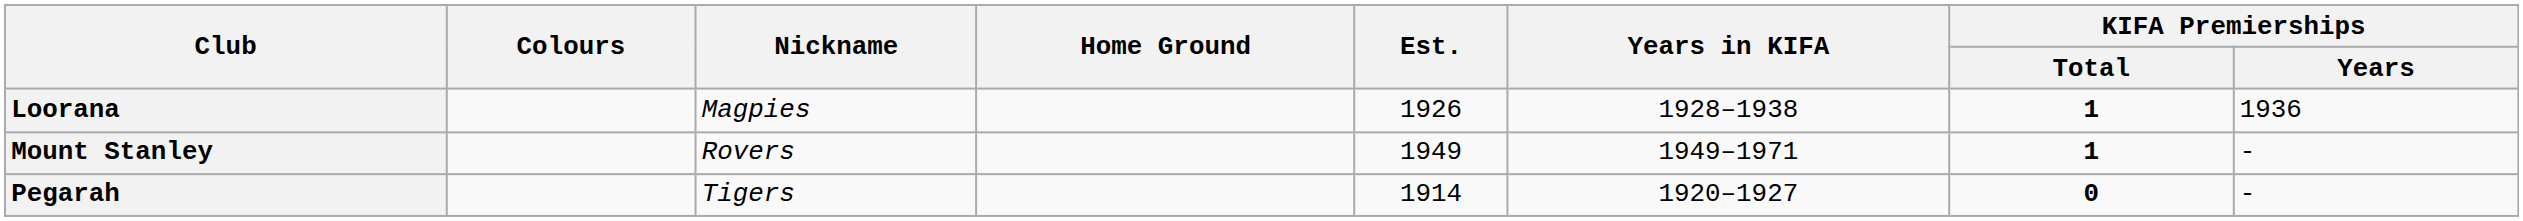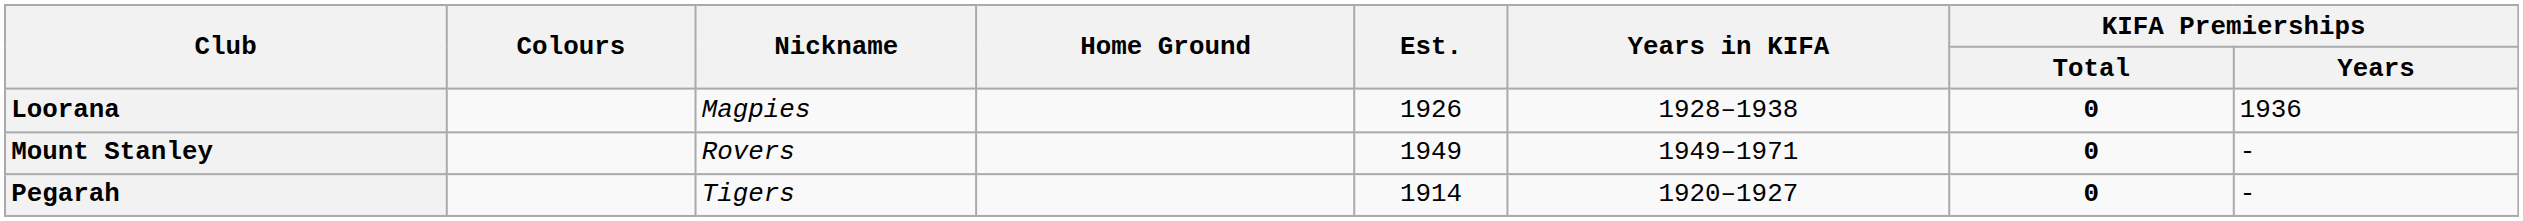(2091, 110) 1 -> (2091, 110) 0
(2091, 153) 1 -> (2091, 153) 0
